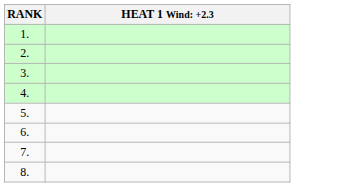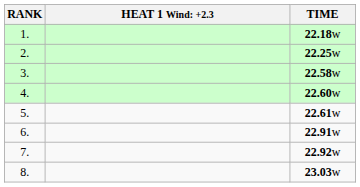+ column: (323, 14)
